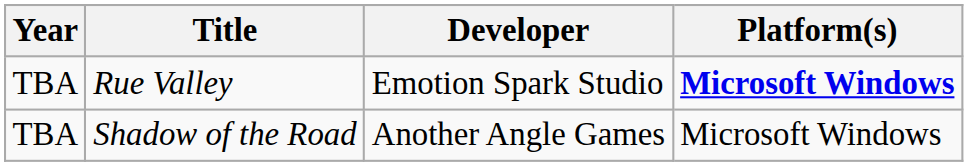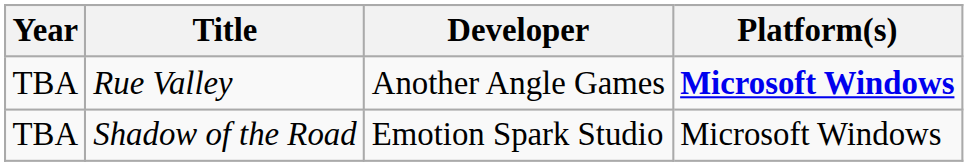(518, 82) Emotion Spark Studio -> (518, 82) Another Angle Games
(518, 134) Another Angle Games -> (518, 134) Emotion Spark Studio
